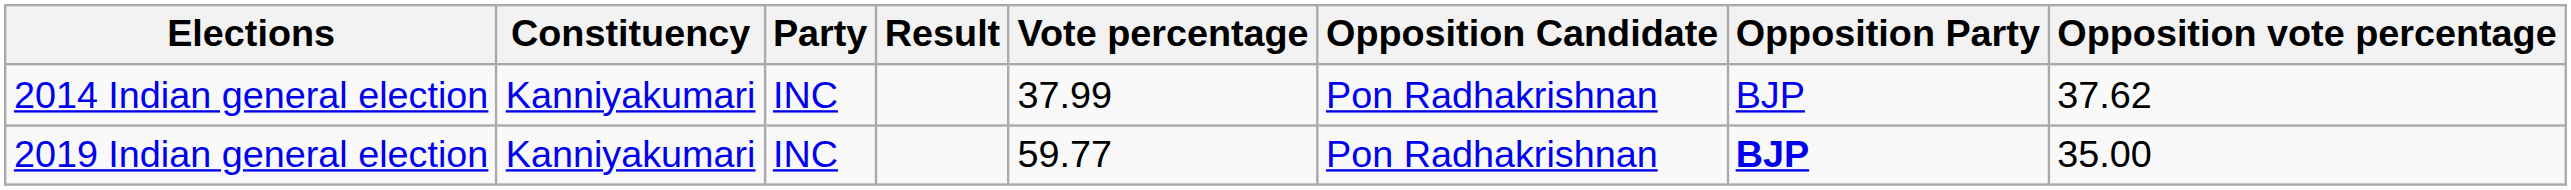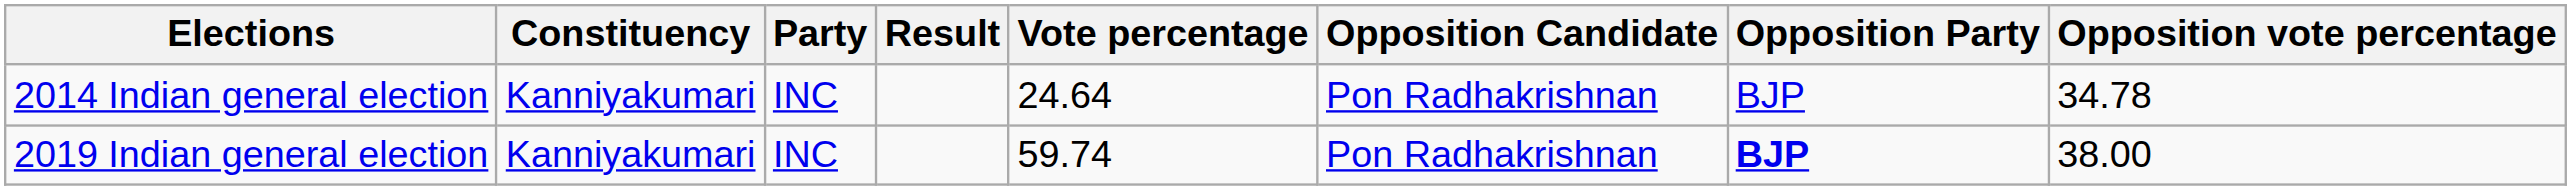(1065, 94) 37.99 -> (1065, 94) 24.64
(2105, 94) 37.62 -> (2105, 94) 34.78
(1065, 154) 59.77 -> (1065, 154) 59.74
(2105, 154) 35.00 -> (2105, 154) 38.00
